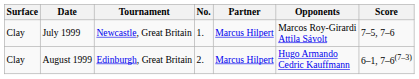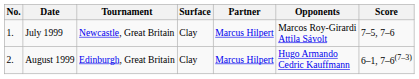columns swapped: (204, 11) <-> (22, 11)
